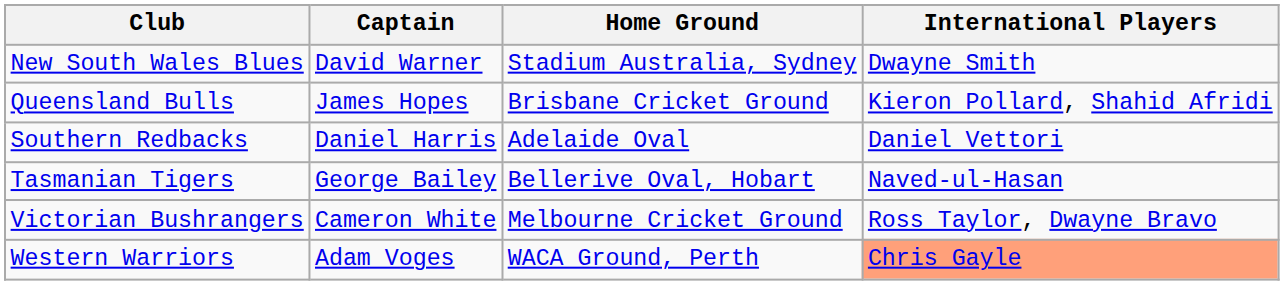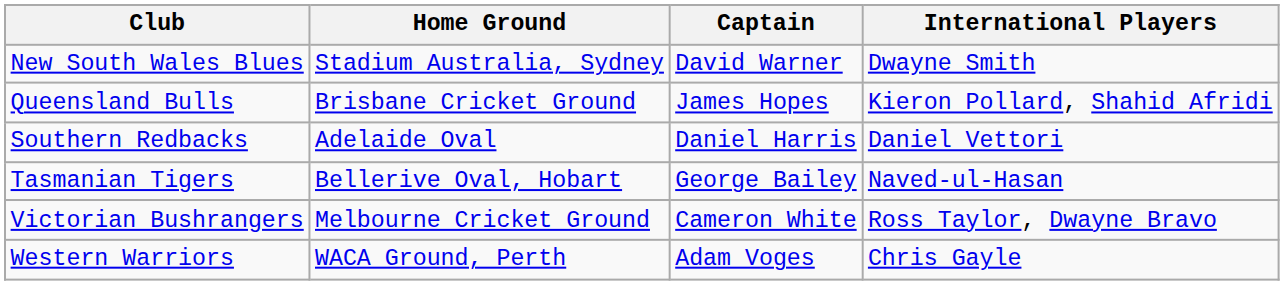columns swapped: (682, 24) <-> (406, 24)
(945, 259) lightsalmon background -> (945, 259) no background
